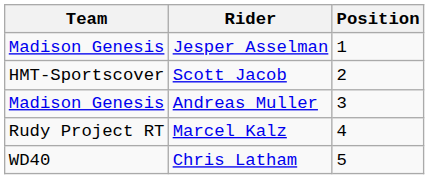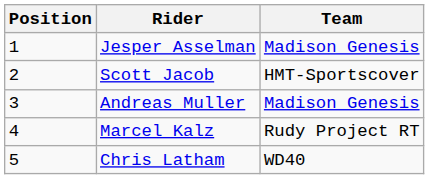columns swapped: (378, 19) <-> (87, 19)
